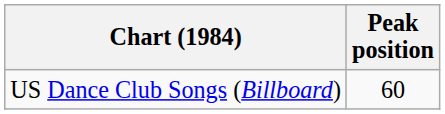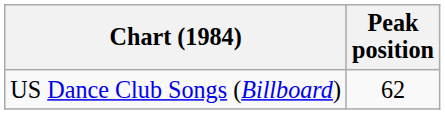(393, 89) 60 -> (393, 89) 62
